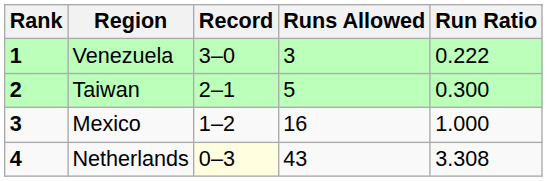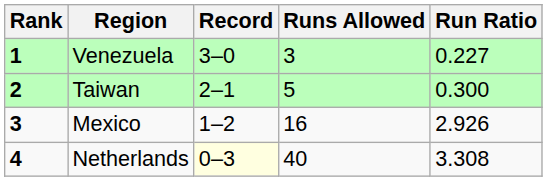(462, 55) 0.222 -> (462, 55) 0.227
(462, 124) 1.000 -> (462, 124) 2.926
(295, 158) 43 -> (295, 158) 40
